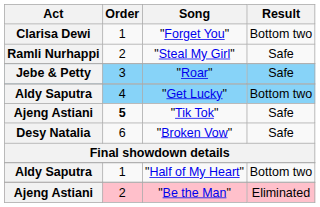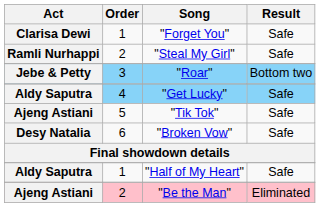(281, 34) Bottom two -> (281, 34) Safe
(281, 73) Safe -> (281, 73) Bottom two
(281, 93) Bottom two -> (281, 93) Safe
(122, 113) bold -> (122, 113) normal
(281, 172) Bottom two -> (281, 172) Safe
